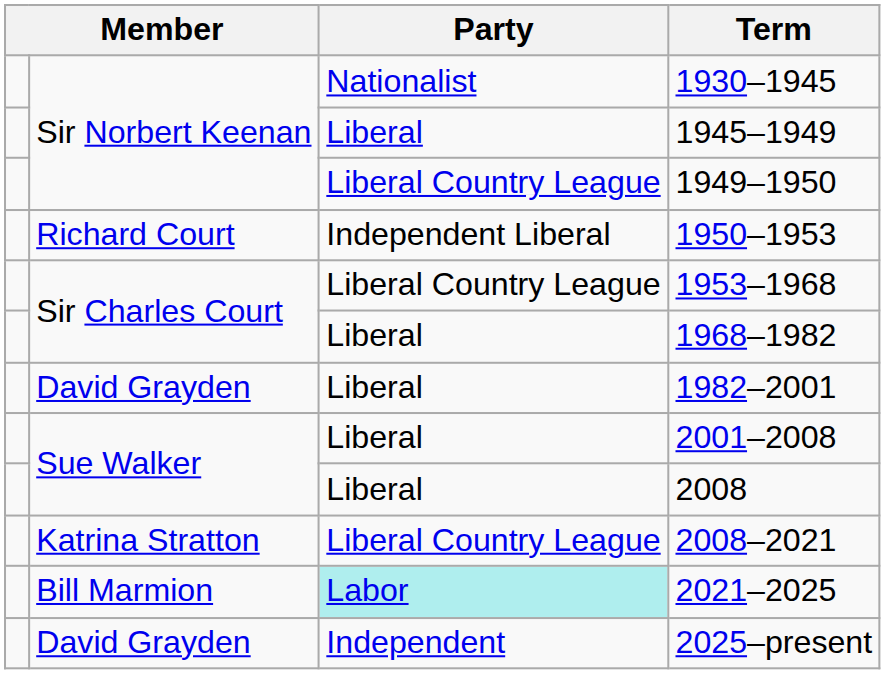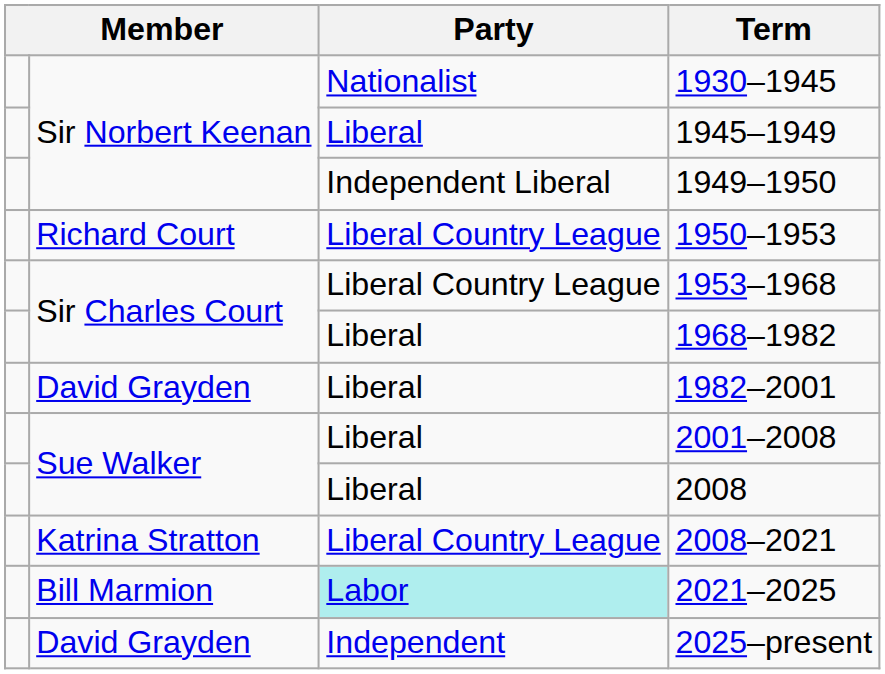(493, 183) Liberal Country League -> (468, 183) Independent Liberal
(468, 234) Independent Liberal -> (493, 234) Liberal Country League
